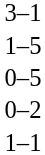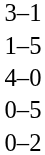+ row: (23, 77)
- row: (23, 142)
